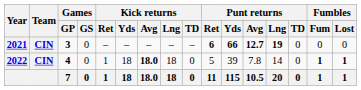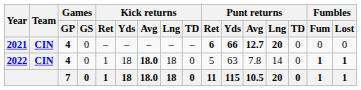(68, 45) 3 -> (68, 45) 4
(277, 45) 19 -> (277, 45) 20
(232, 61) 39 -> (232, 61) 63
